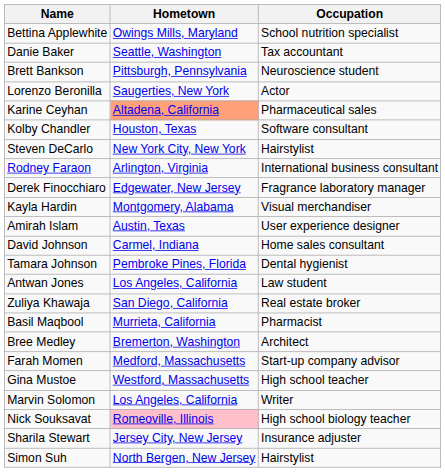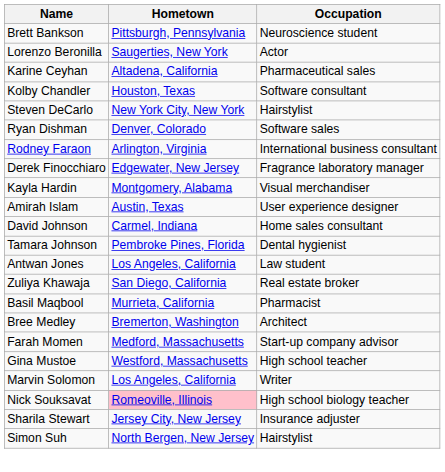- row: (57, 33)
- row: (41, 52)
(166, 110) lightsalmon background -> (165, 71) no background
+ row: (47, 129)
